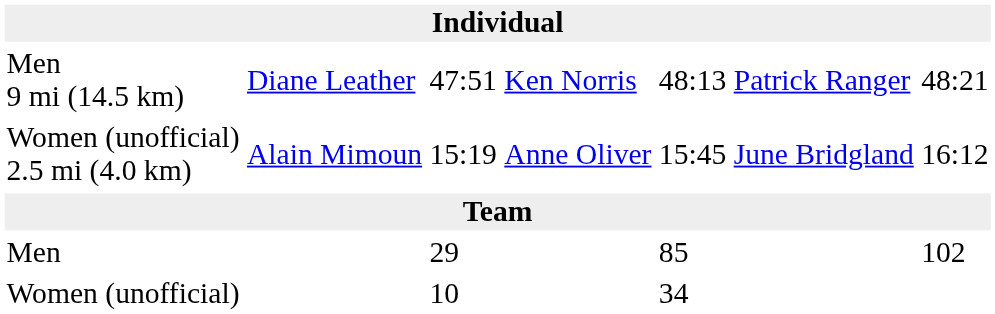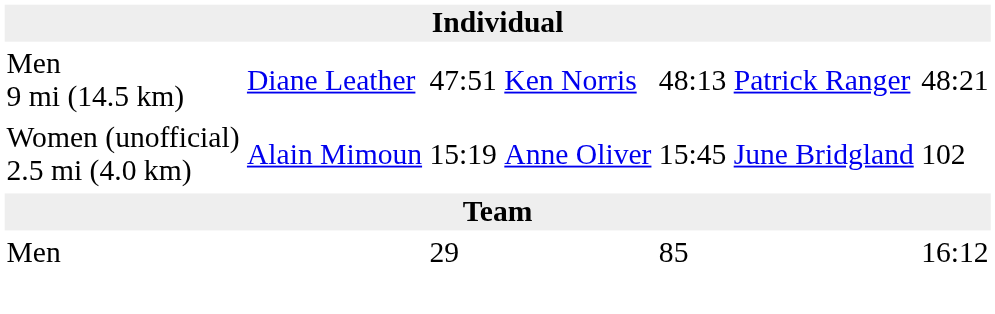(955, 154) 16:12 -> (943, 154) 102
(943, 252) 102 -> (955, 252) 16:12
- row: (123, 292)
